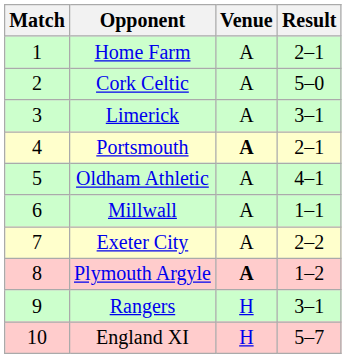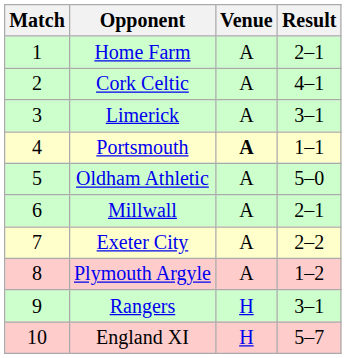(309, 83) 5–0 -> (309, 83) 4–1
(309, 147) 2–1 -> (309, 147) 1–1
(309, 178) 4–1 -> (309, 178) 5–0
(309, 210) 1–1 -> (309, 210) 2–1
(246, 274) bold -> (246, 274) normal
